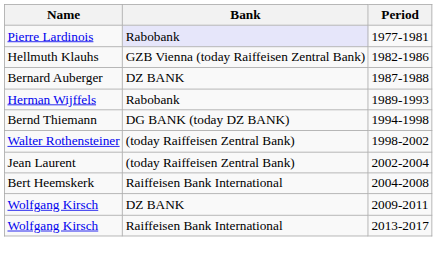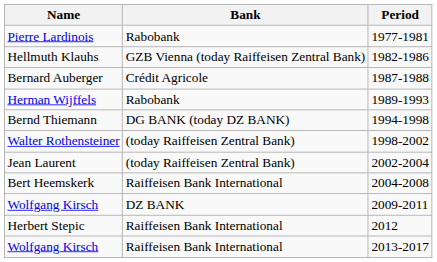(153, 36) lavender background -> (153, 36) no background
(155, 78) DZ BANK -> (167, 78) Crédit Agricole
+ row: (46, 225)
